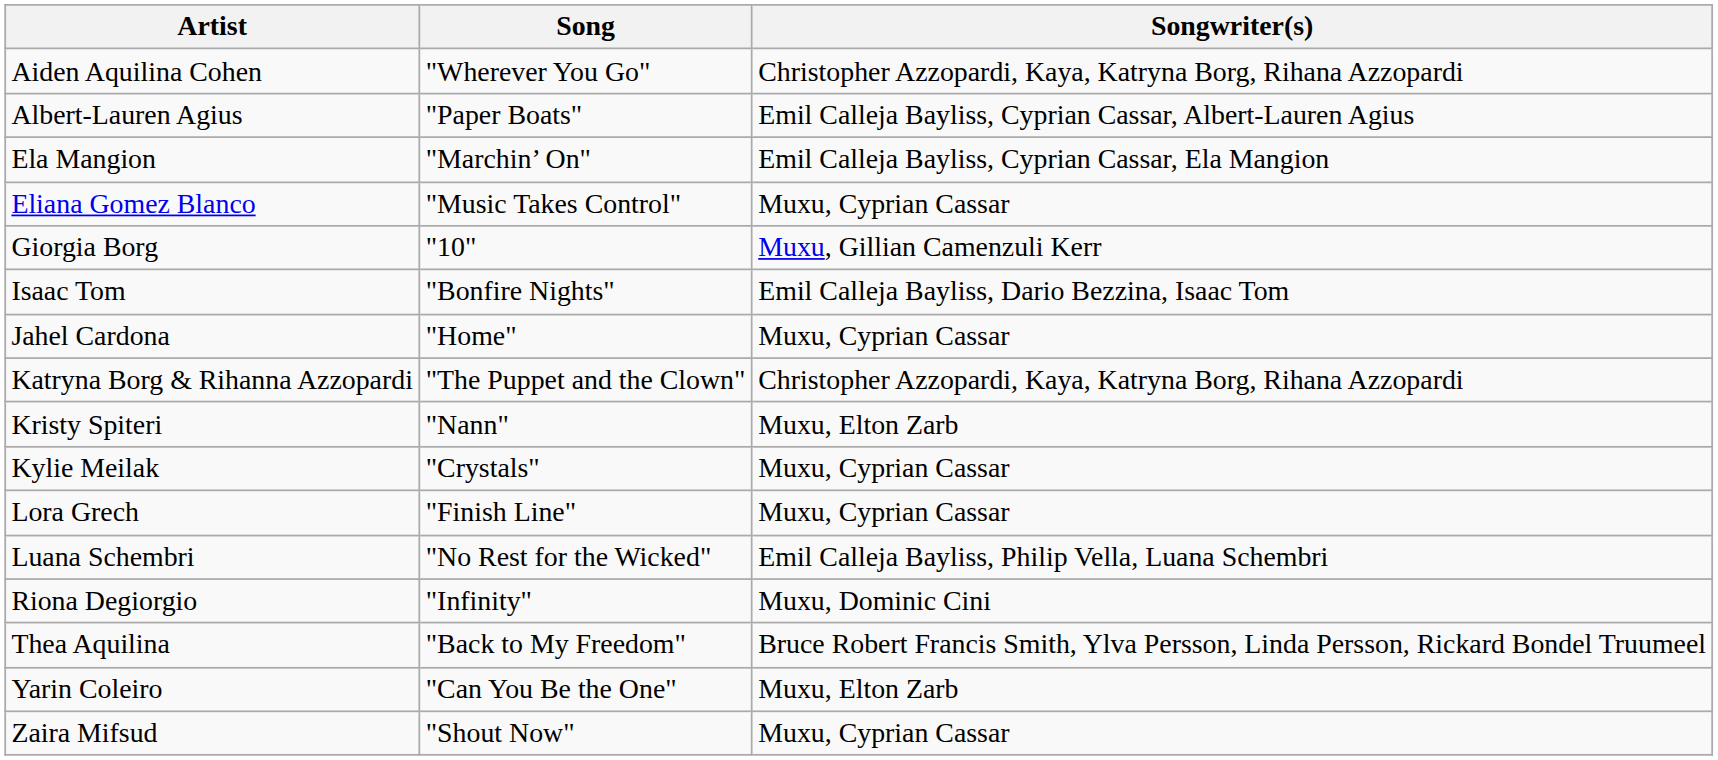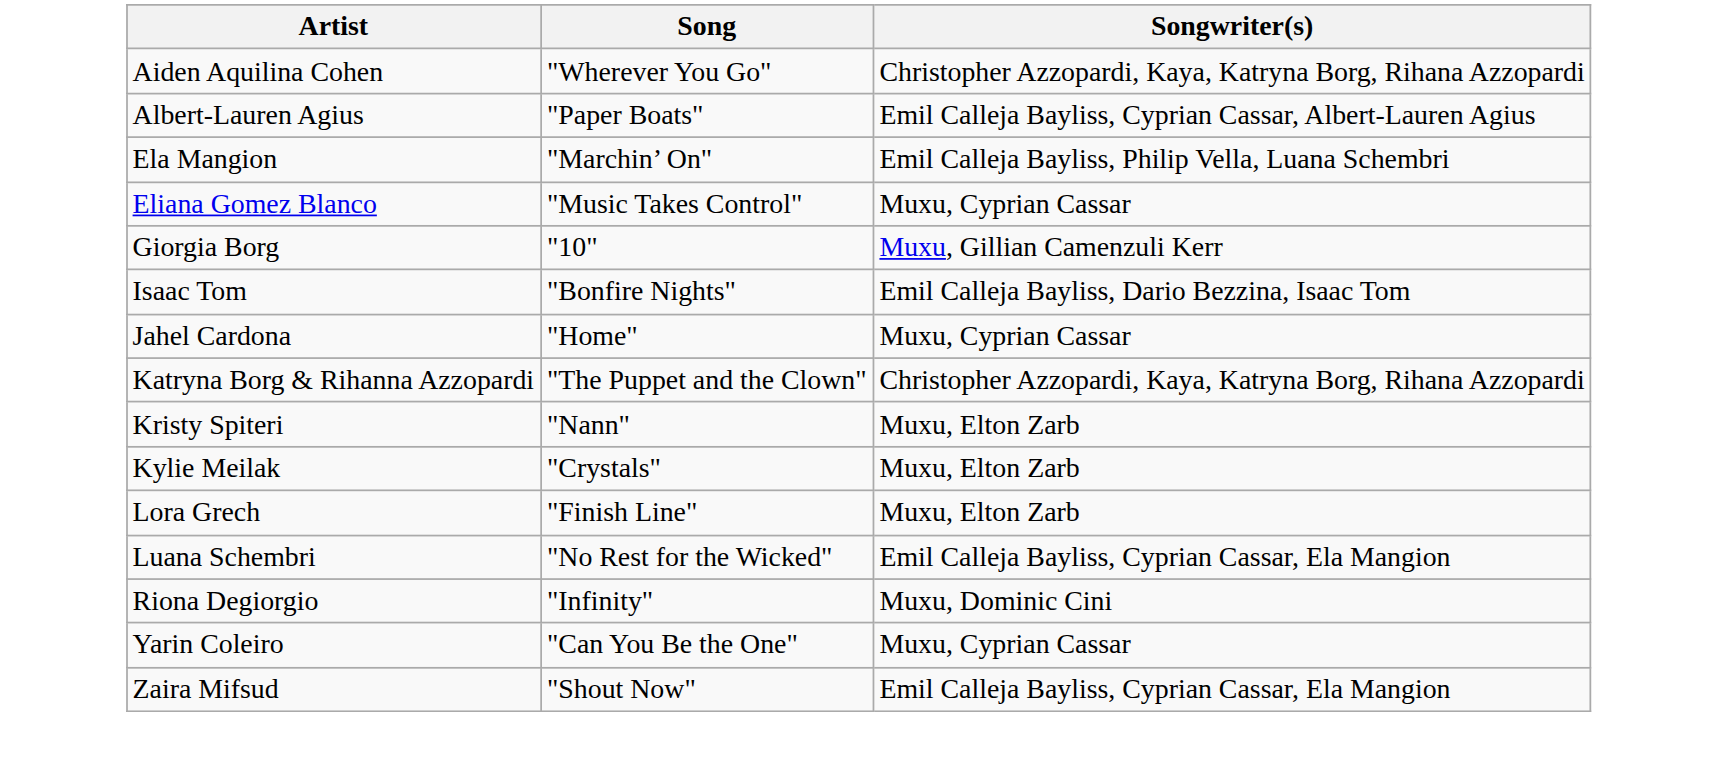(1044, 159) Emil Calleja Bayliss, Cyprian Cassar, Ela Mangion -> (1164, 159) Emil Calleja Bayliss, Philip Vella, Luana Schembri
(884, 468) Muxu, Cyprian Cassar -> (980, 468) Muxu, Elton Zarb
(884, 512) Muxu, Cyprian Cassar -> (980, 512) Muxu, Elton Zarb
(1043, 556) Emil Calleja Bayliss, Philip Vella, Luana Schembri -> (1165, 556) Emil Calleja Bayliss, Cyprian Cassar, Ela Mangion
- row: (91, 644)
(858, 688) Muxu, Elton Zarb -> (1005, 644) Muxu, Cyprian Cassar
(884, 733) Muxu, Cyprian Cassar -> (1165, 688) Emil Calleja Bayliss, Cyprian Cassar, Ela Mangion
